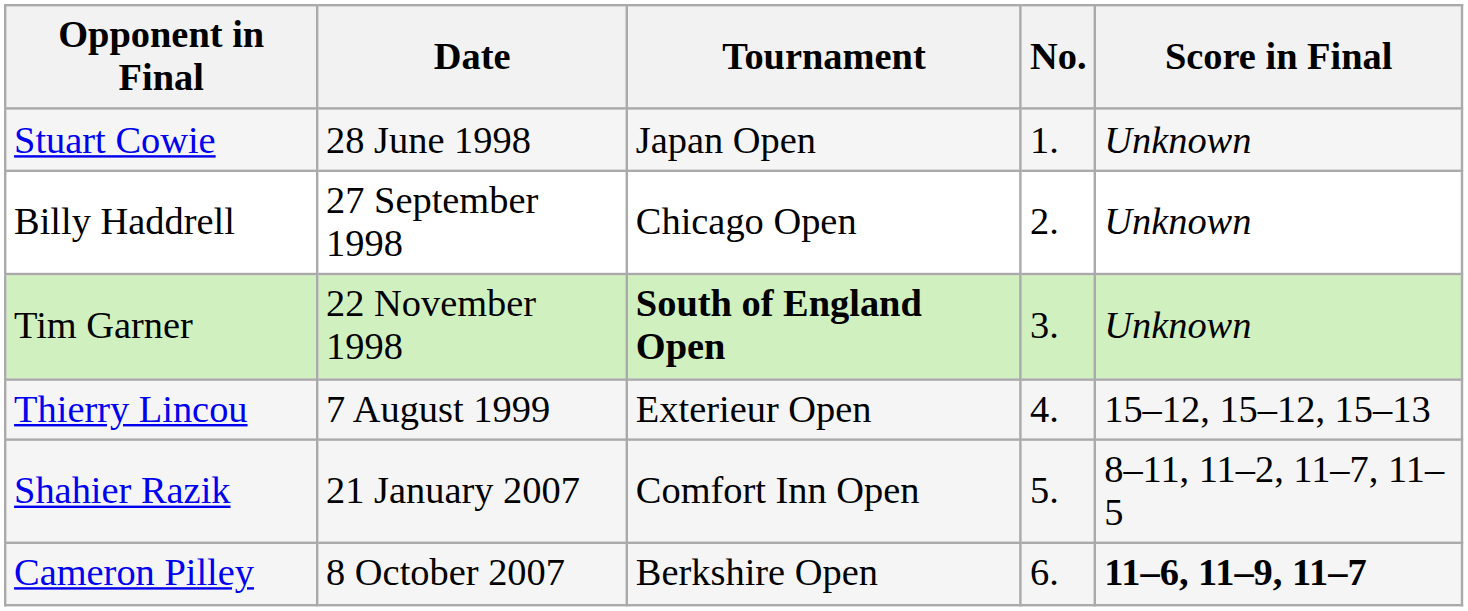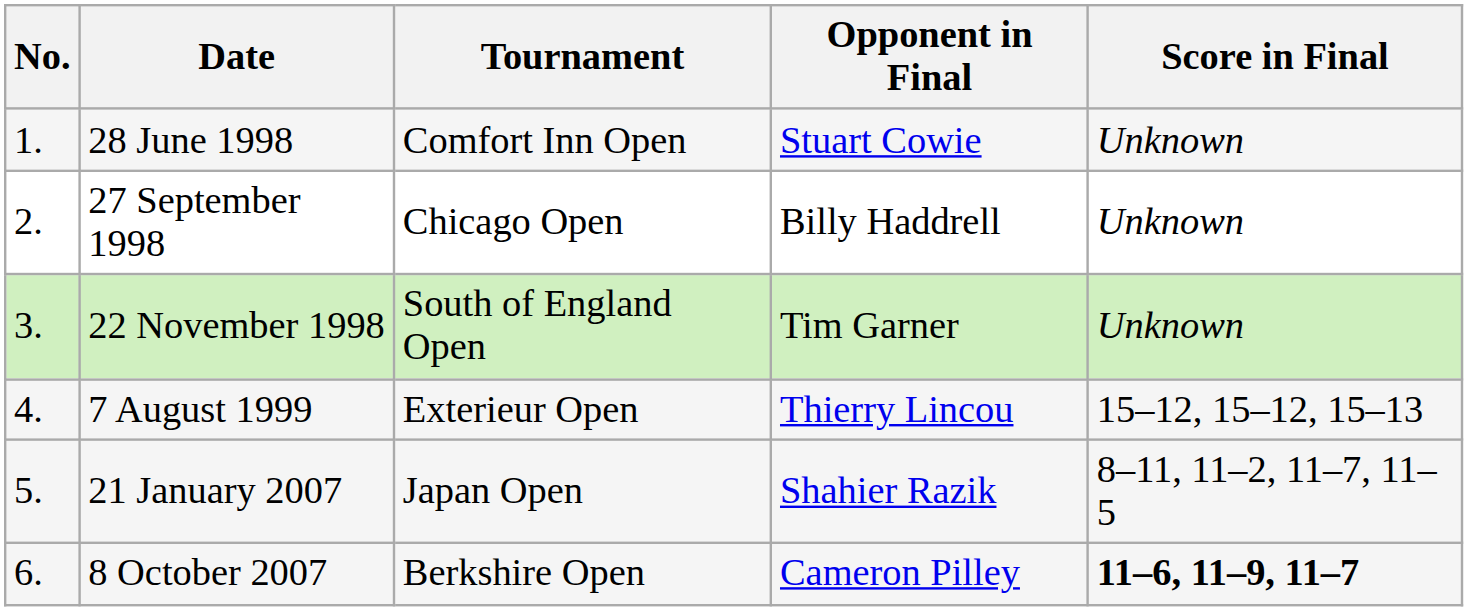columns swapped: (1058, 56) <-> (161, 56)
(726, 139) Japan Open -> (545, 139) Comfort Inn Open
(779, 325) bold -> (537, 325) normal
(778, 490) Comfort Inn Open -> (493, 490) Japan Open
